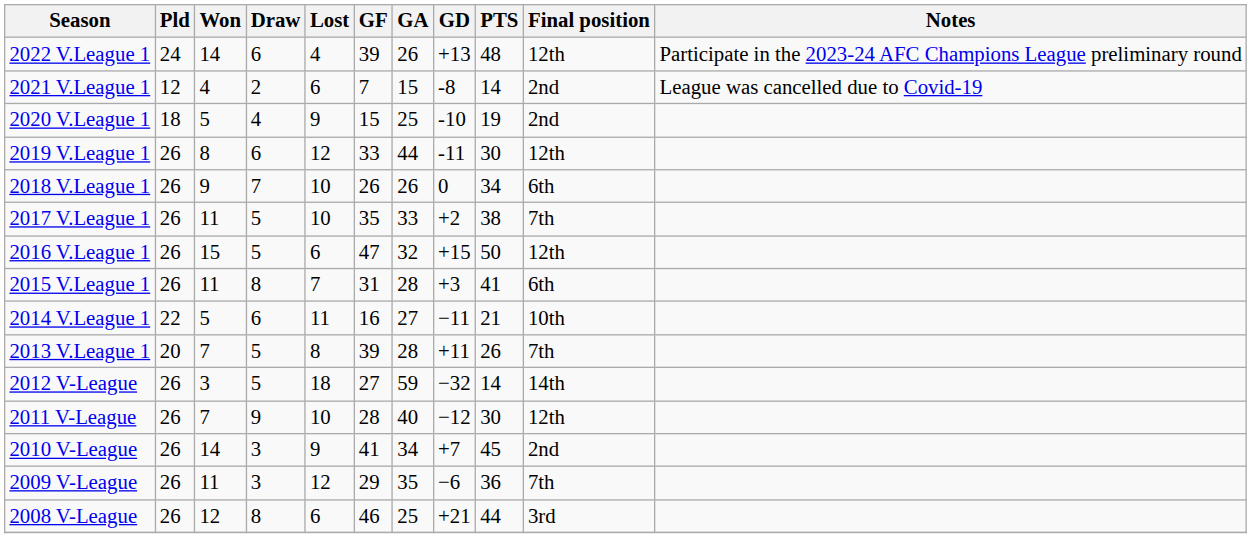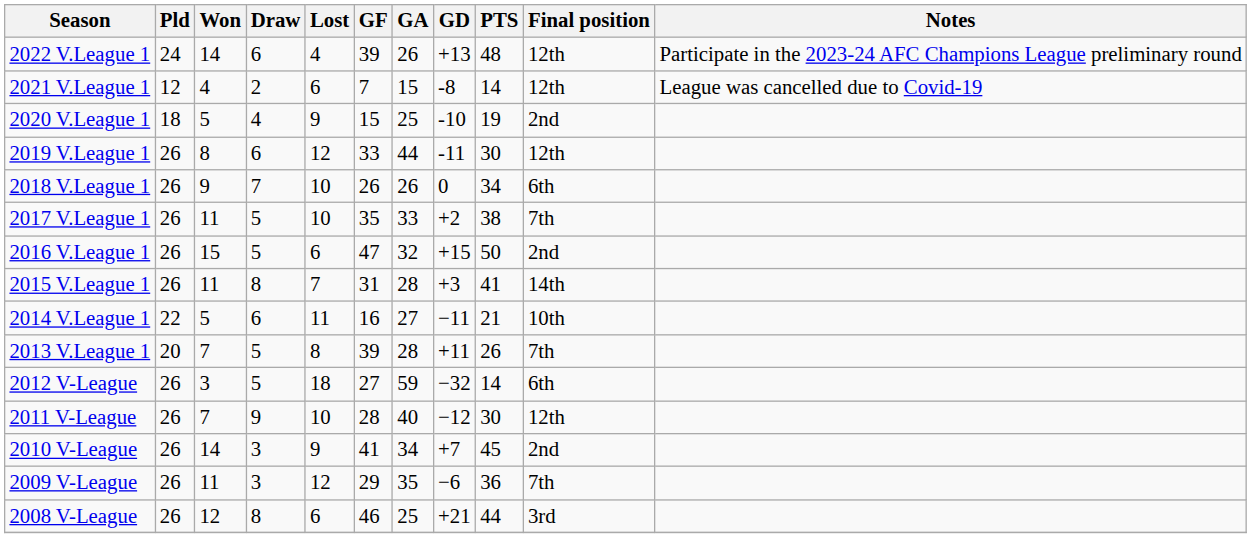(544, 86) 2nd -> (546, 86) 12th
(546, 251) 12th -> (544, 251) 2nd
(541, 284) 6th -> (546, 284) 14th
(546, 383) 14th -> (541, 383) 6th
